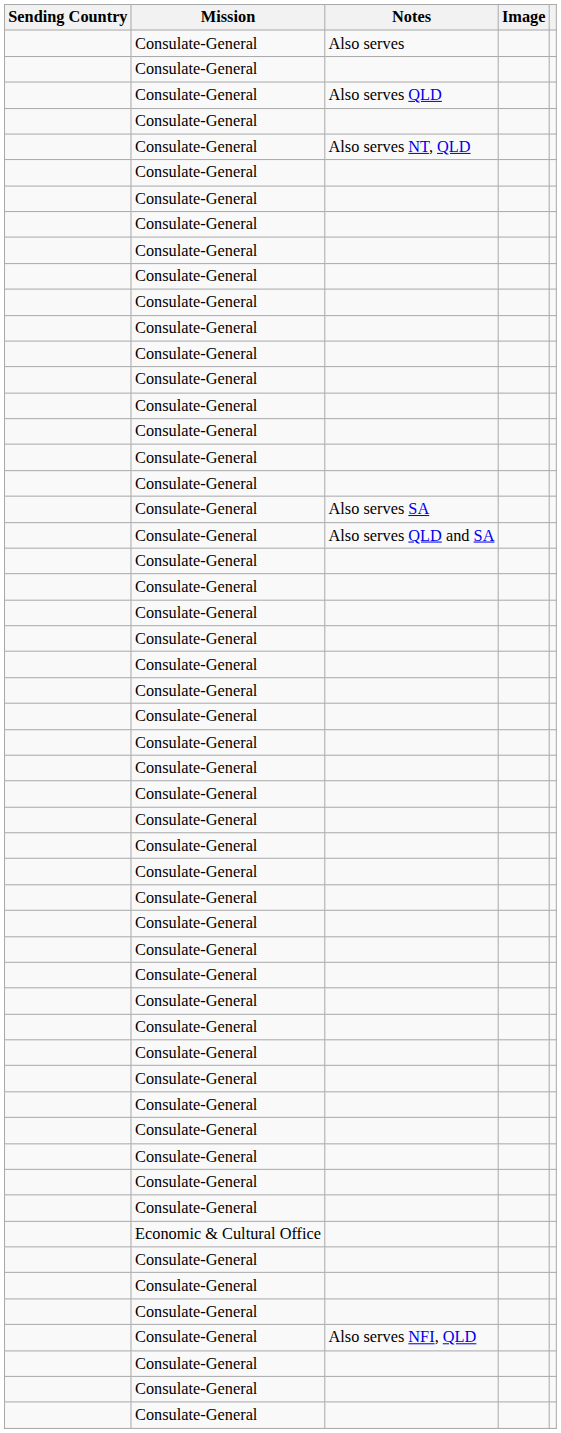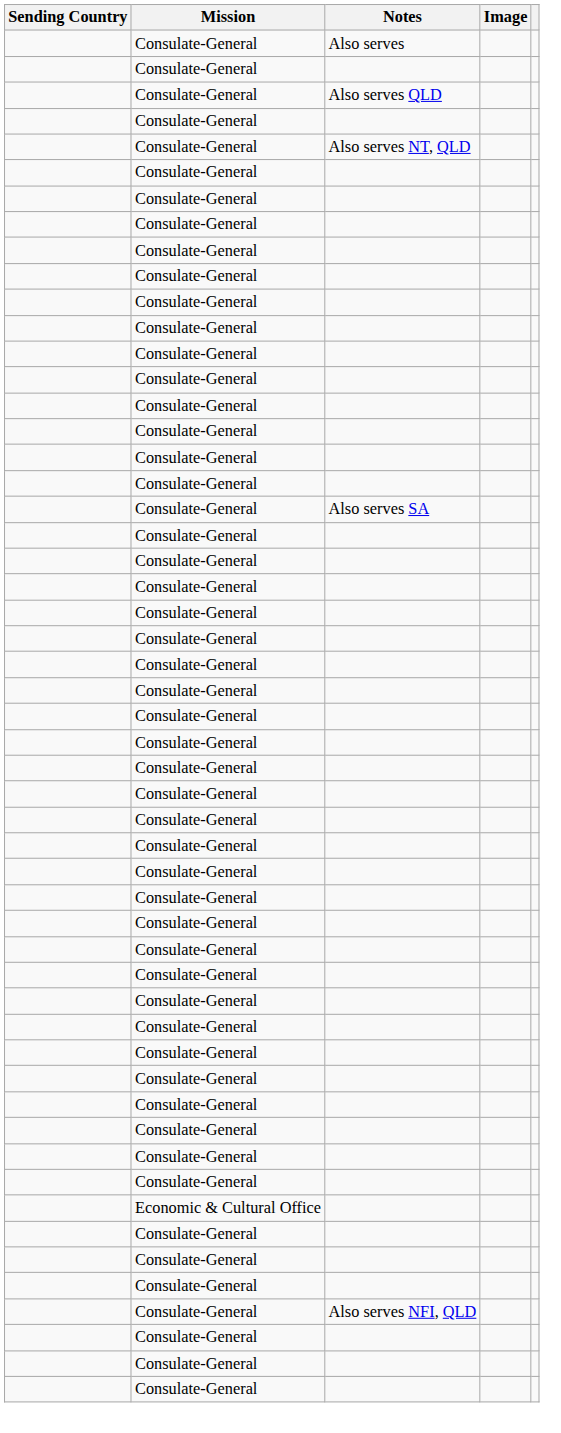- row: (196, 535)
